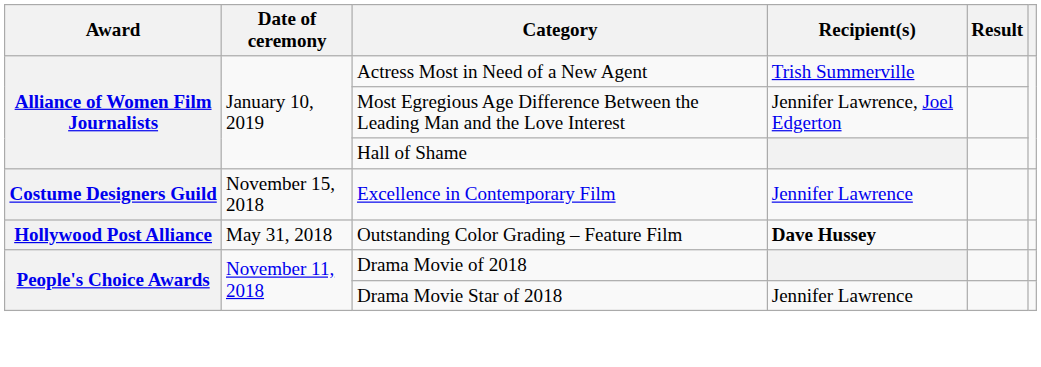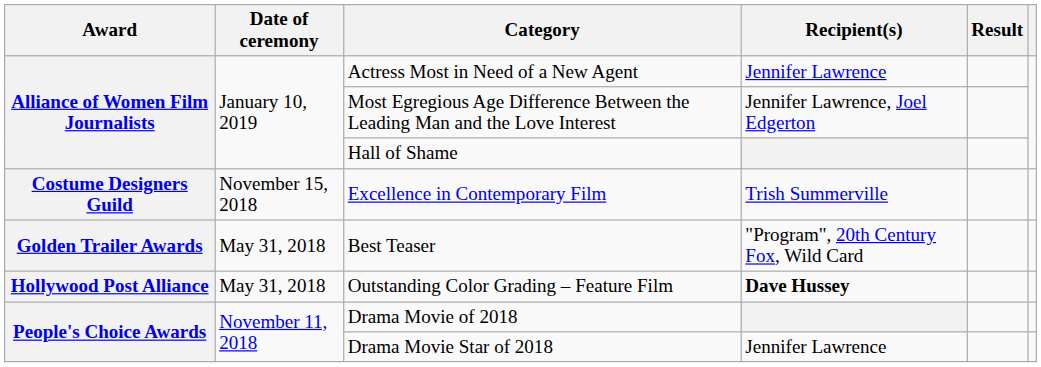(843, 71) Trish Summerville -> (816, 71) Jennifer Lawrence
(842, 193) Jennifer Lawrence -> (817, 193) Trish Summerville
+ row: (392, 245)
